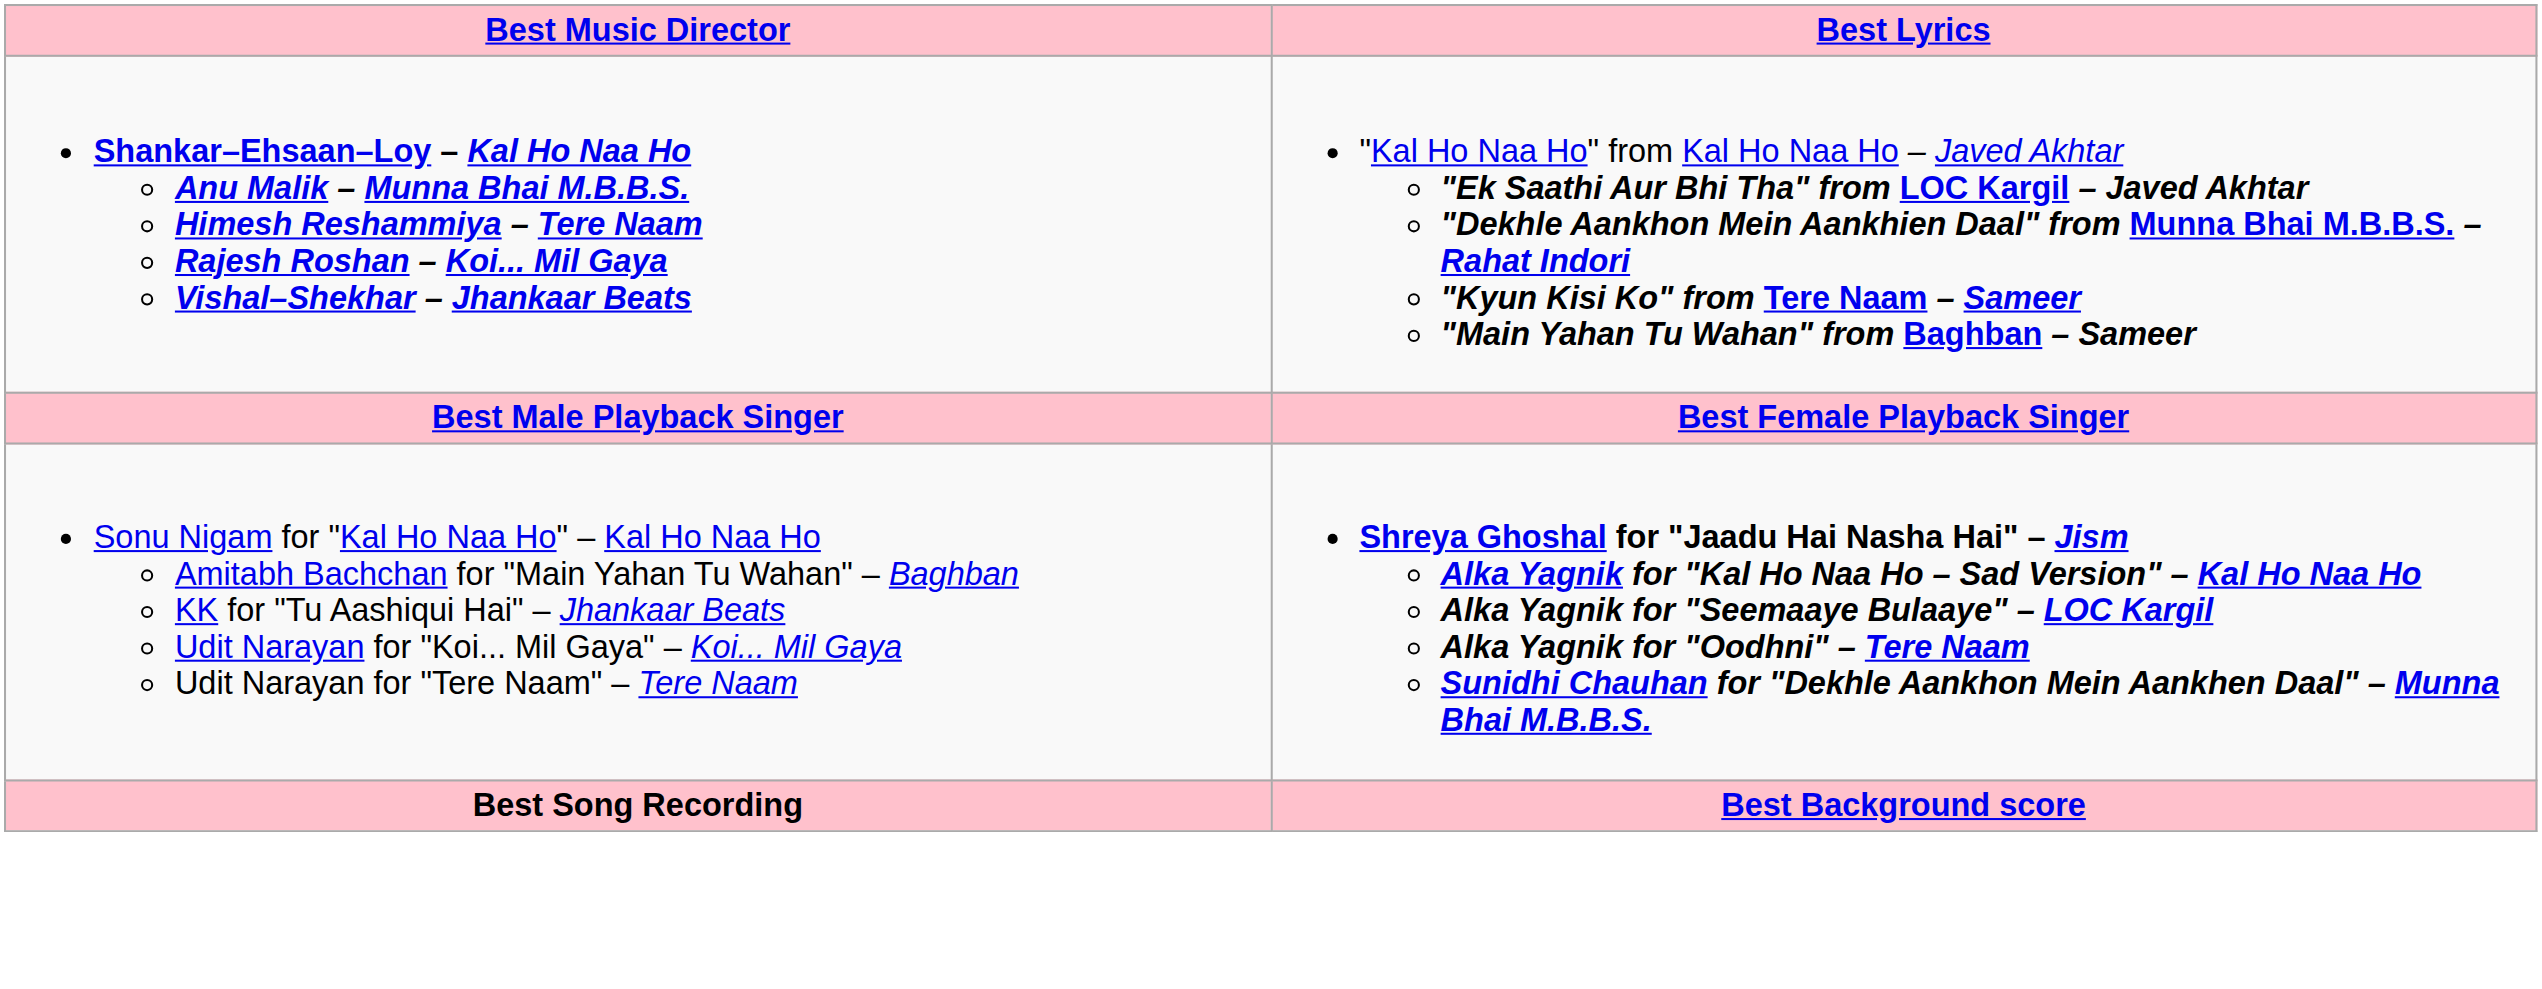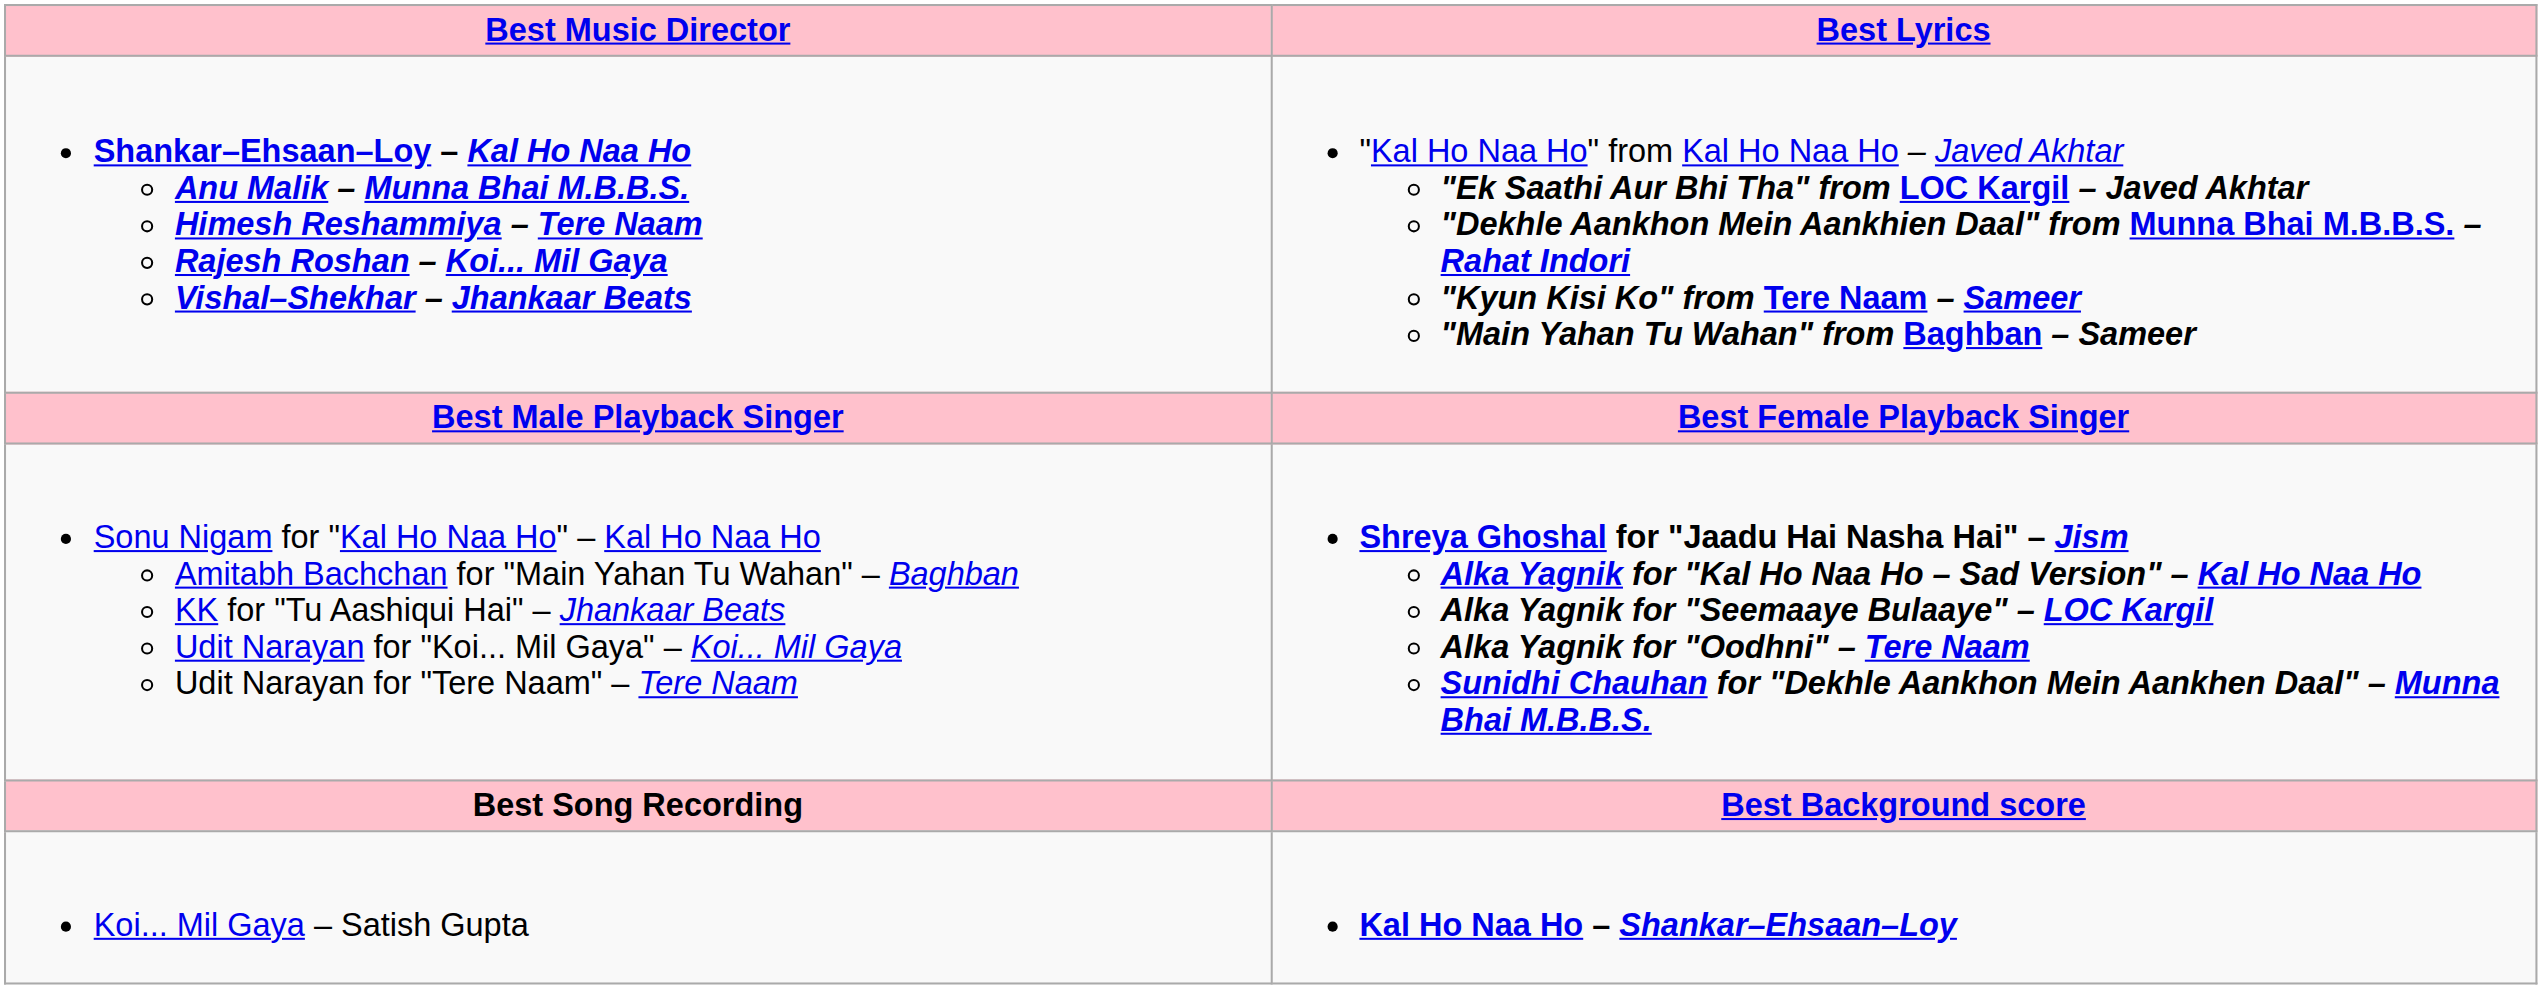+ row: (638, 926)
